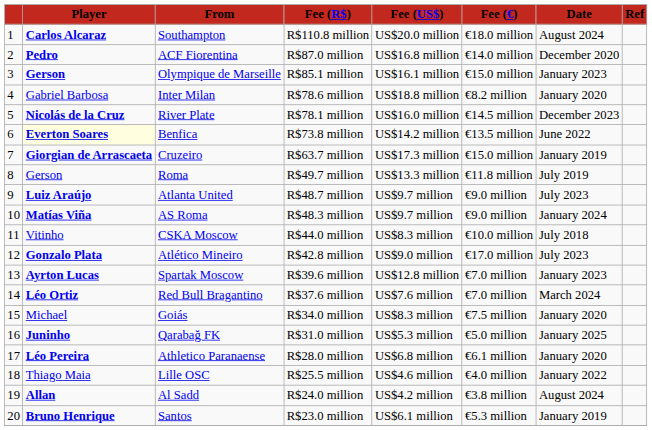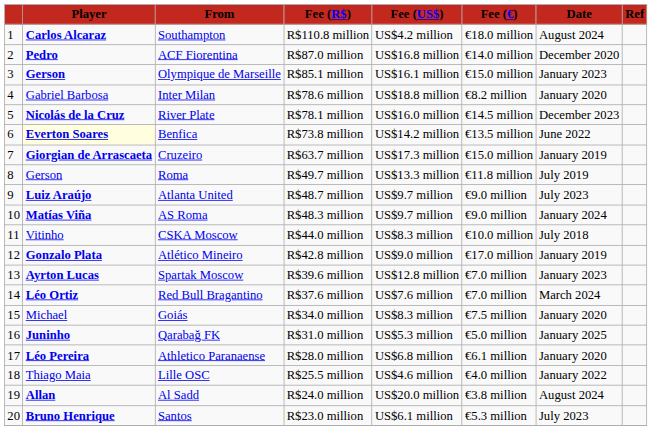(417, 34) US$20.0 million -> (414, 34) US$4.2 million
(564, 255) July 2023 -> (573, 255) January 2019
(414, 395) US$4.2 million -> (417, 395) US$20.0 million
(573, 415) January 2019 -> (564, 415) July 2023
